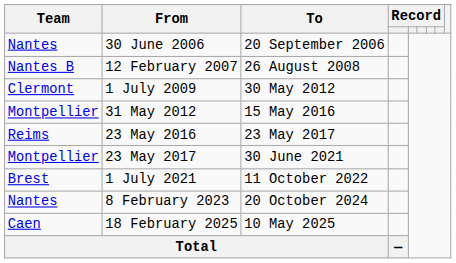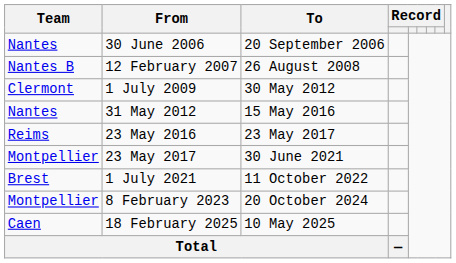(53, 112) Montpellier -> (33, 112) Nantes
(33, 202) Nantes -> (53, 202) Montpellier
